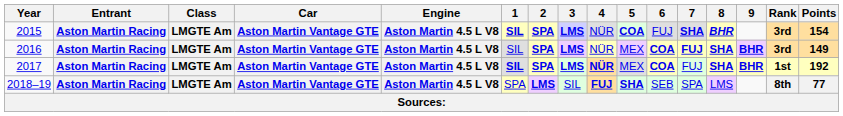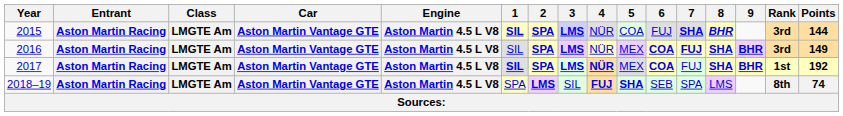(632, 31) bold -> (631, 31) normal
(819, 31) 154 -> (818, 31) 144
(819, 84) 77 -> (818, 84) 74
